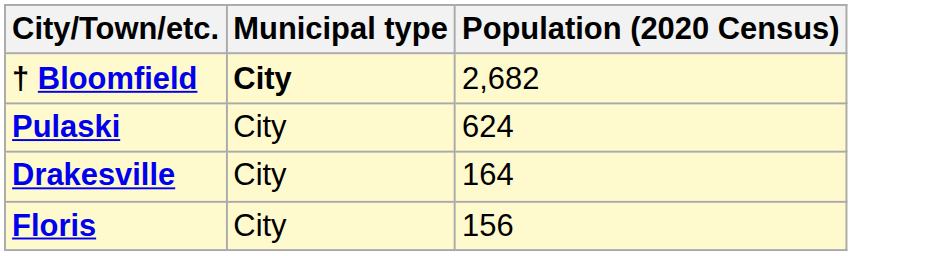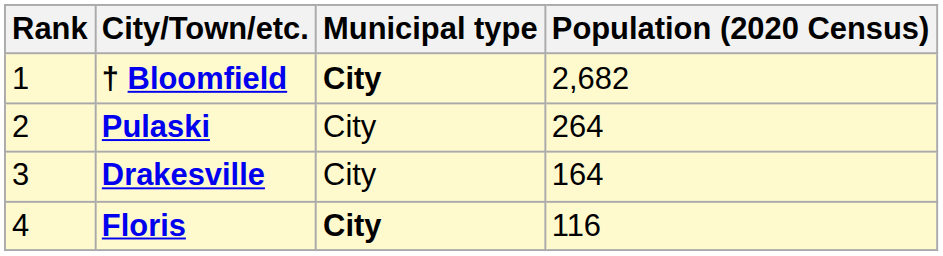+ column: (50, 28)
(488, 126) 624 -> (578, 126) 264
(260, 224) normal -> (352, 224) bold
(488, 224) 156 -> (576, 224) 116
